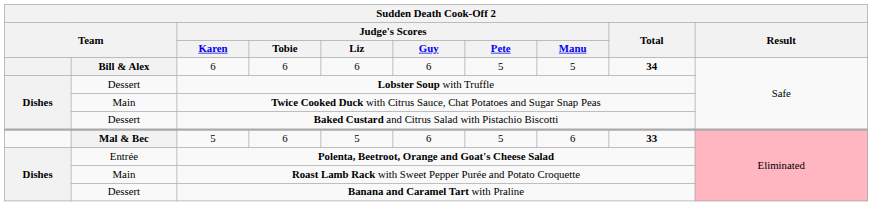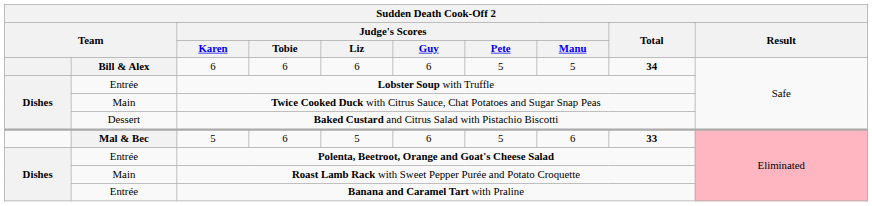(124, 85) Dessert -> (124, 85) Entrée
(124, 192) Dessert -> (124, 192) Entrée
